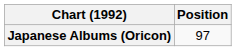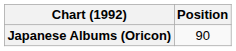(203, 35) 97 -> (203, 35) 90
